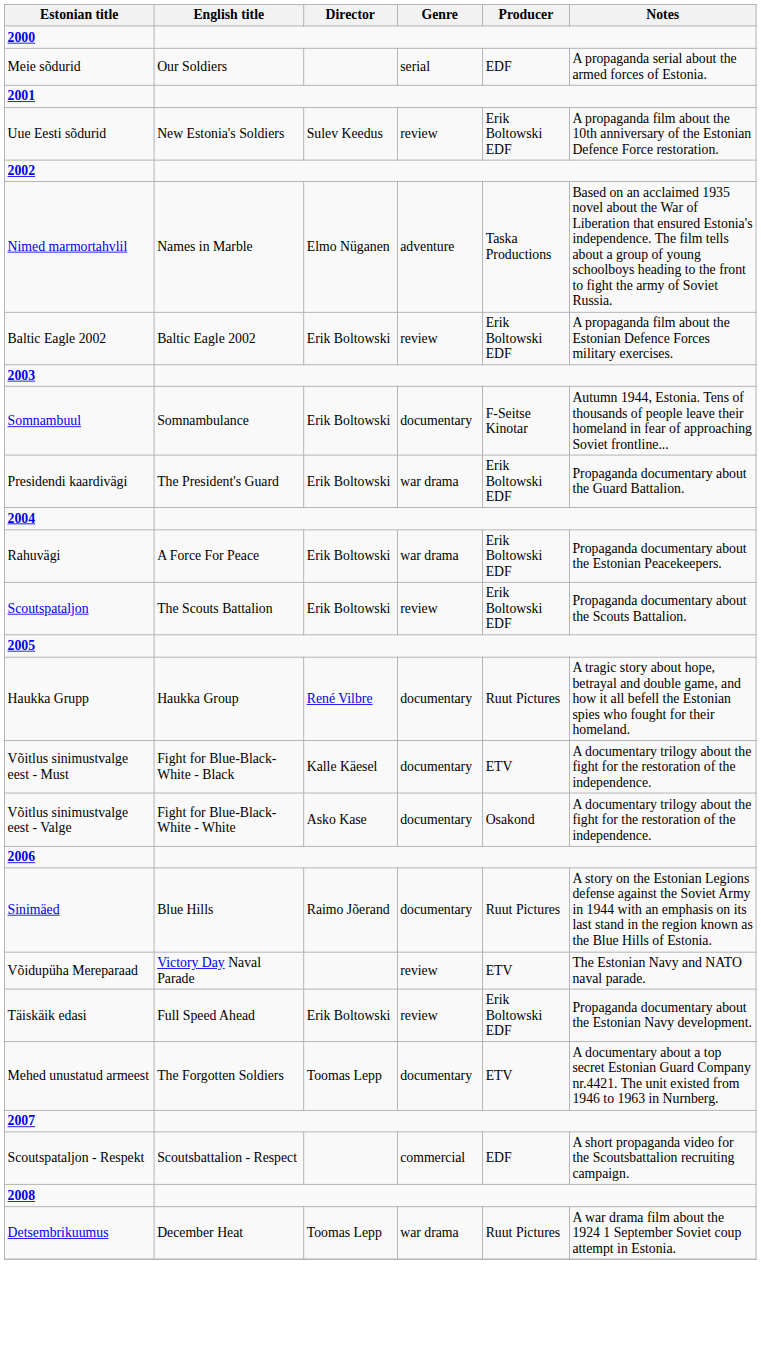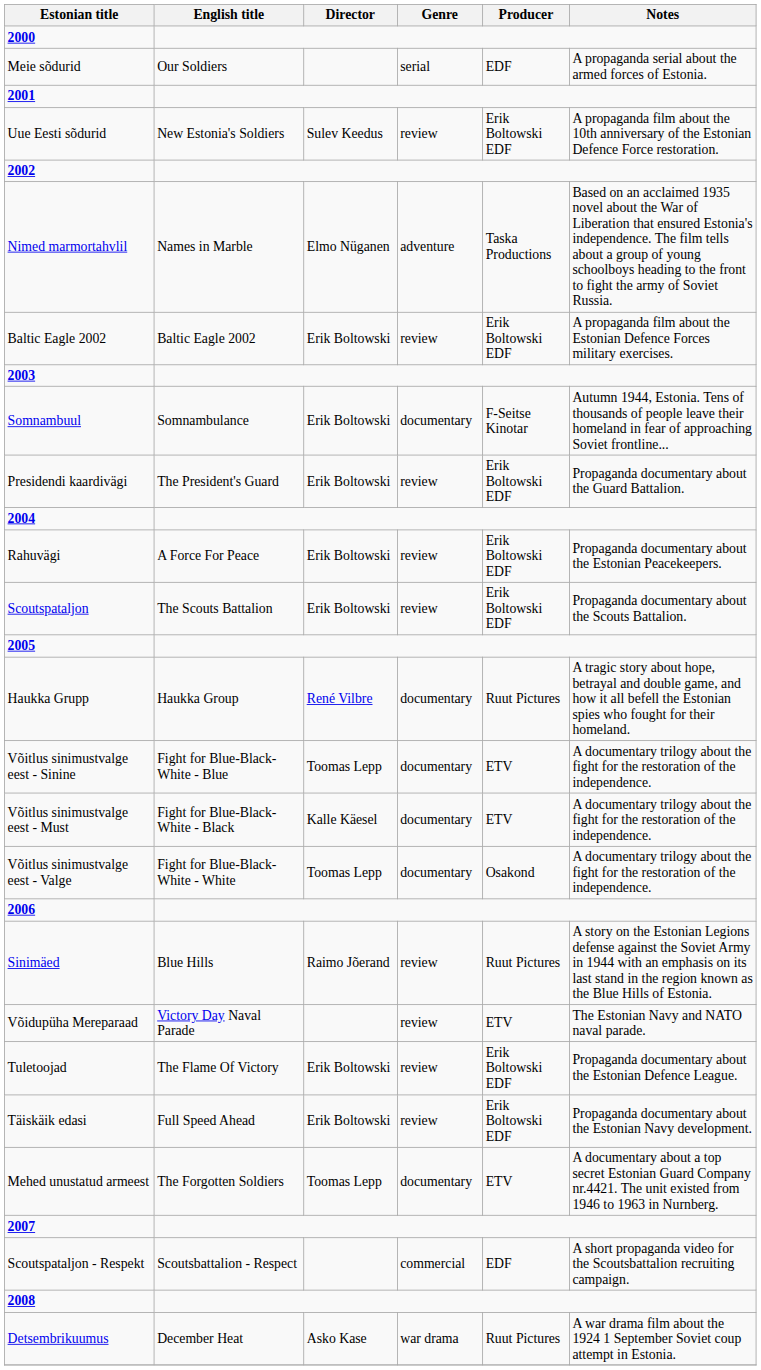(429, 481) war drama -> (419, 481) review
(429, 555) war drama -> (419, 555) review
+ row: (68, 767)
(337, 819) Asko Kase -> (344, 872) Toomas Lepp
(436, 909) documentary -> (419, 962) review
+ row: (37, 1068)
(344, 1232) Toomas Lepp -> (337, 1338) Asko Kase
